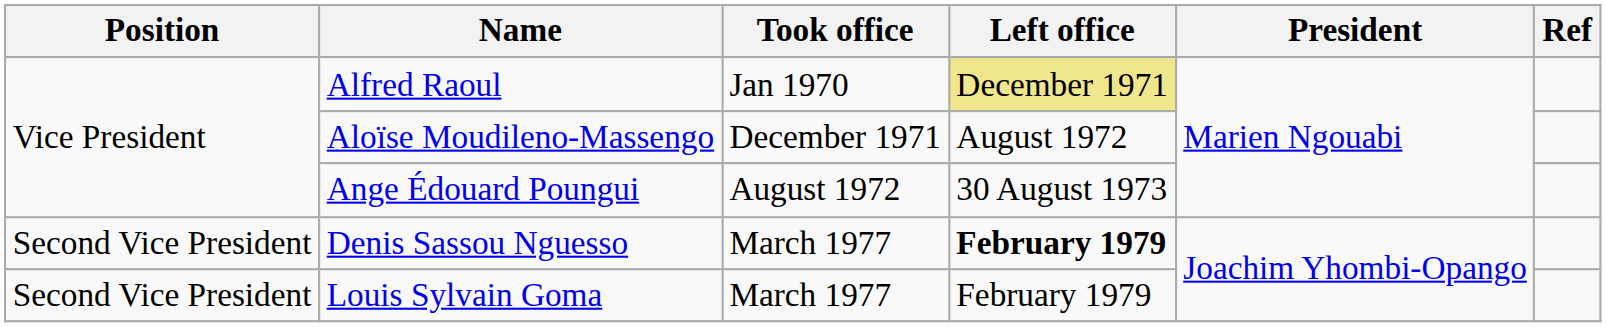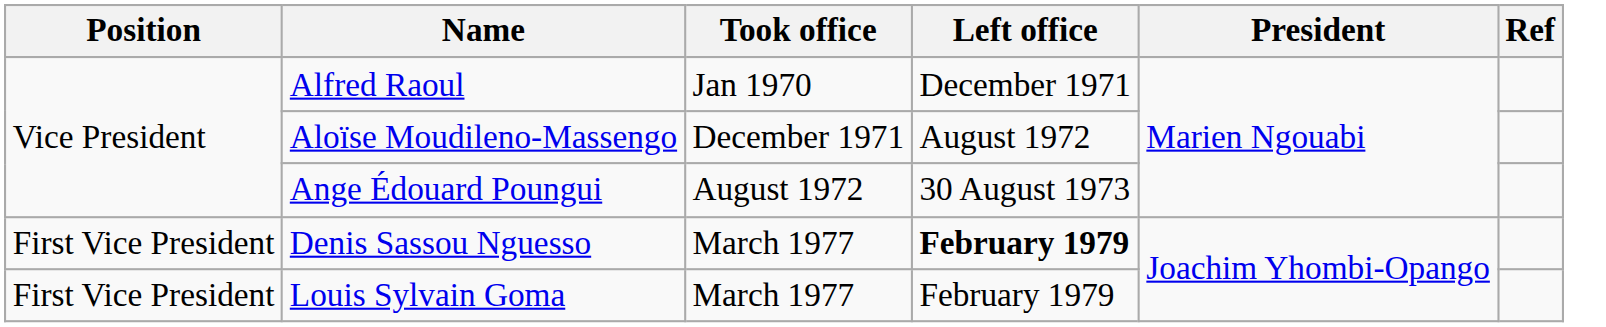(1062, 83) khaki background -> (1025, 83) no background
(162, 242) Second Vice President -> (144, 242) First Vice President
(162, 294) Second Vice President -> (144, 294) First Vice President
